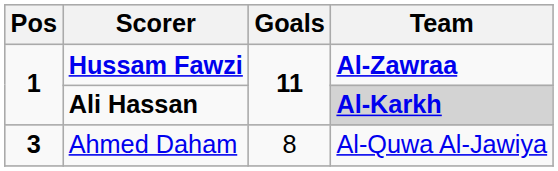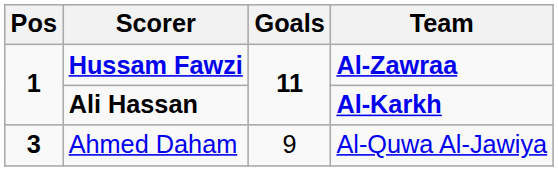(389, 104) lightgrey background -> (389, 104) no background
(290, 144) 8 -> (290, 144) 9
